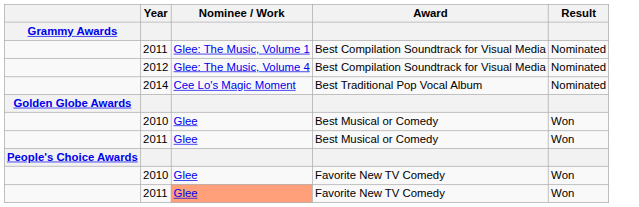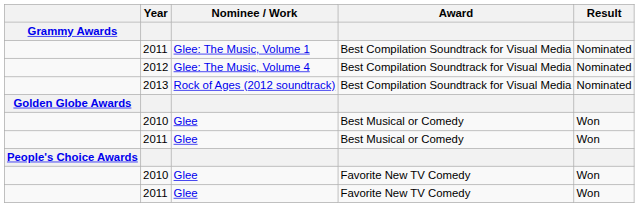+ row: (156, 85)
- row: (156, 85)
(186, 193) lightsalmon background -> (186, 193) no background
